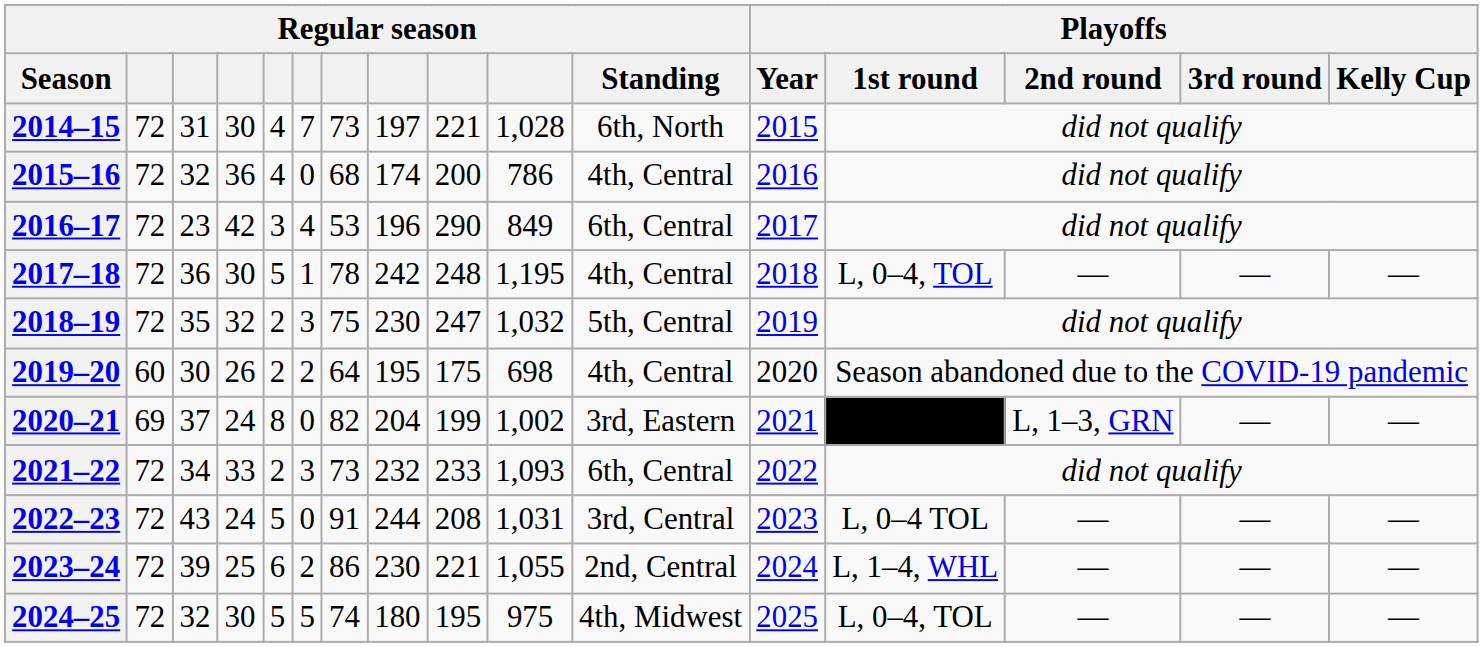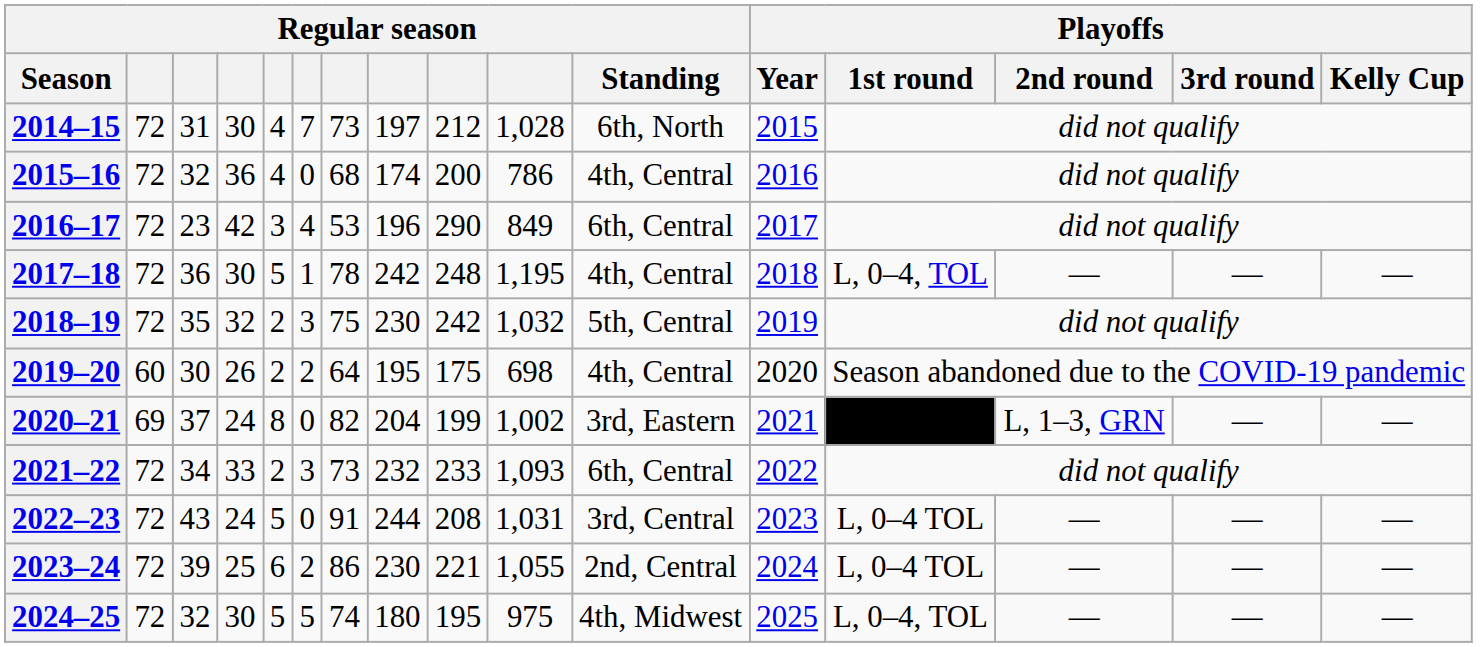(458, 126) 221 -> (458, 126) 212
(458, 322) 247 -> (458, 322) 242
(915, 567) L, 1–4, WHL -> (910, 567) L, 0–4 TOL
